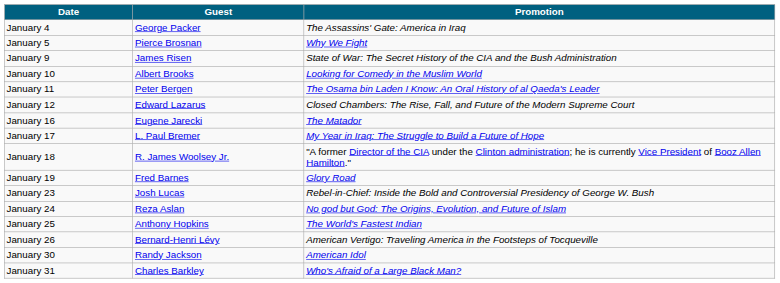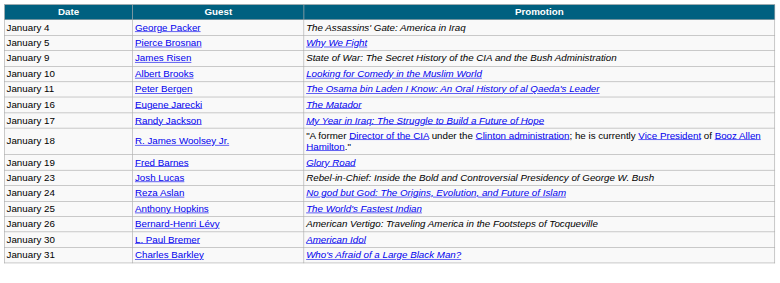- row: (31, 105)
(167, 136) L. Paul Bremer -> (168, 120) Randy Jackson
(168, 255) Randy Jackson -> (167, 239) L. Paul Bremer
